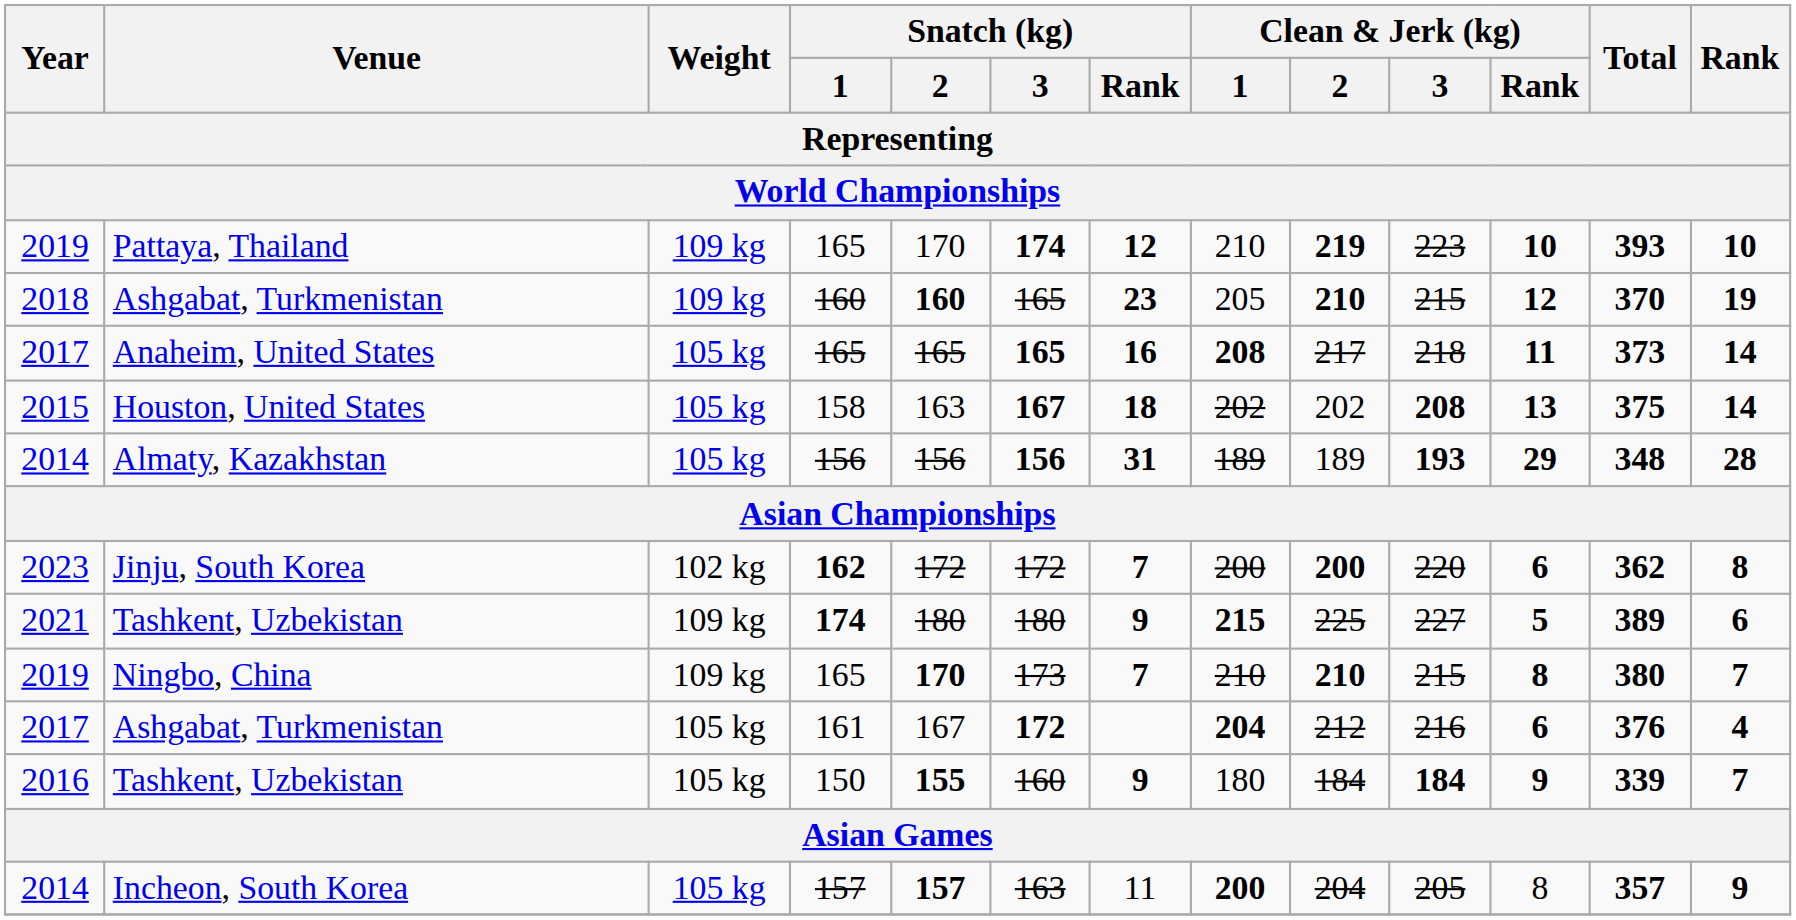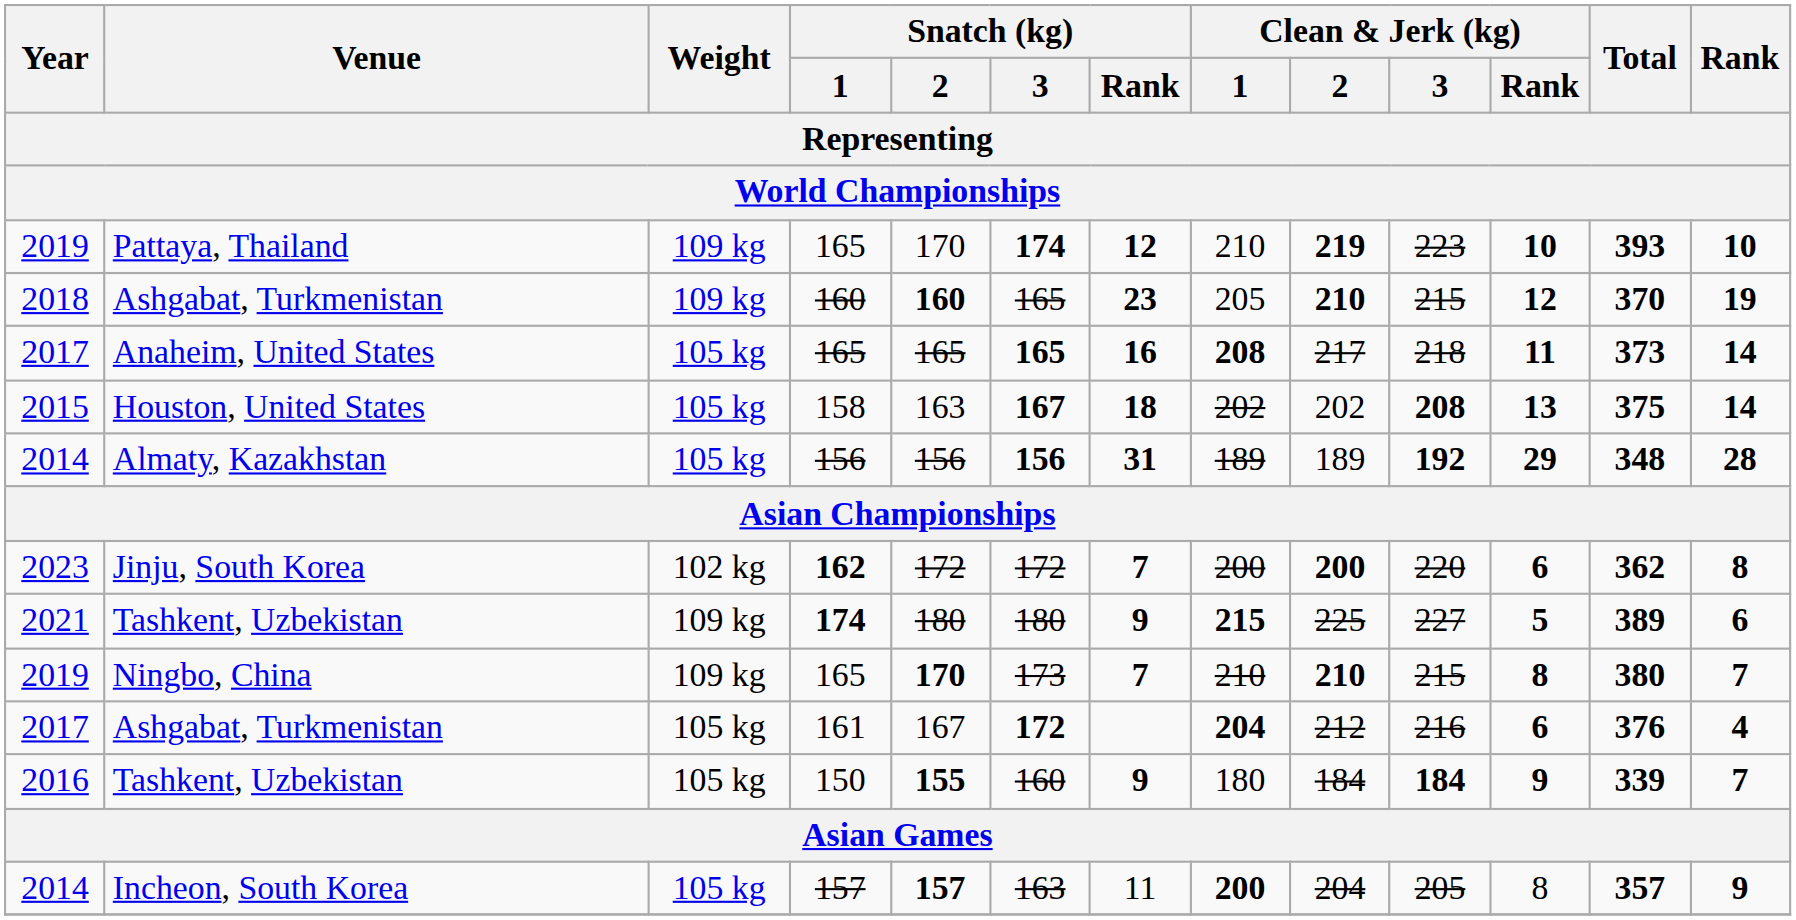(1440, 459) 193 -> (1440, 459) 192
